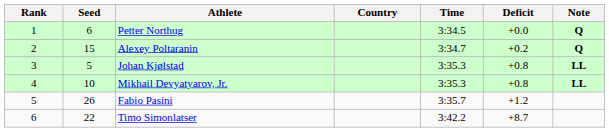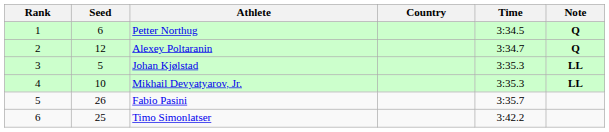- column: (518, 13)
(89, 48) 15 -> (100, 48) 12
(89, 118) 22 -> (100, 118) 25
